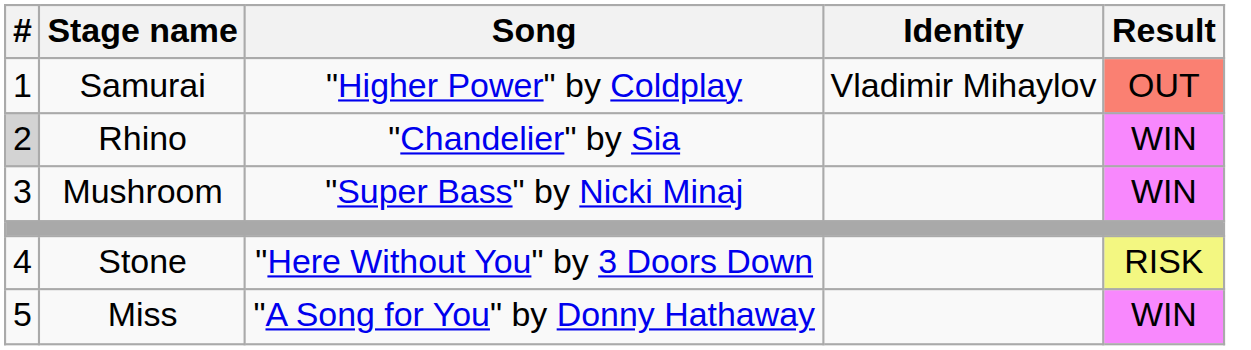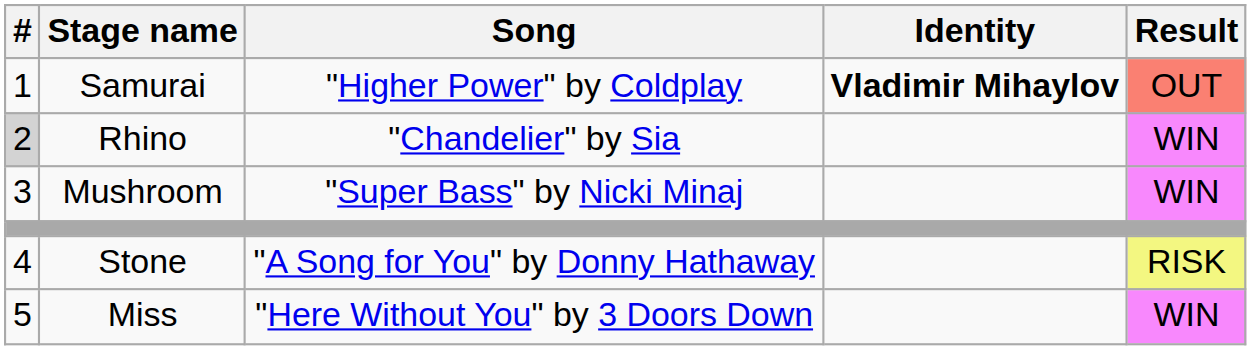(963, 85) normal -> (975, 85) bold
(534, 262) "Here Without You" by 3 Doors Down -> (534, 262) "A Song for You" by Donny Hathaway
(534, 316) "A Song for You" by Donny Hathaway -> (534, 316) "Here Without You" by 3 Doors Down
